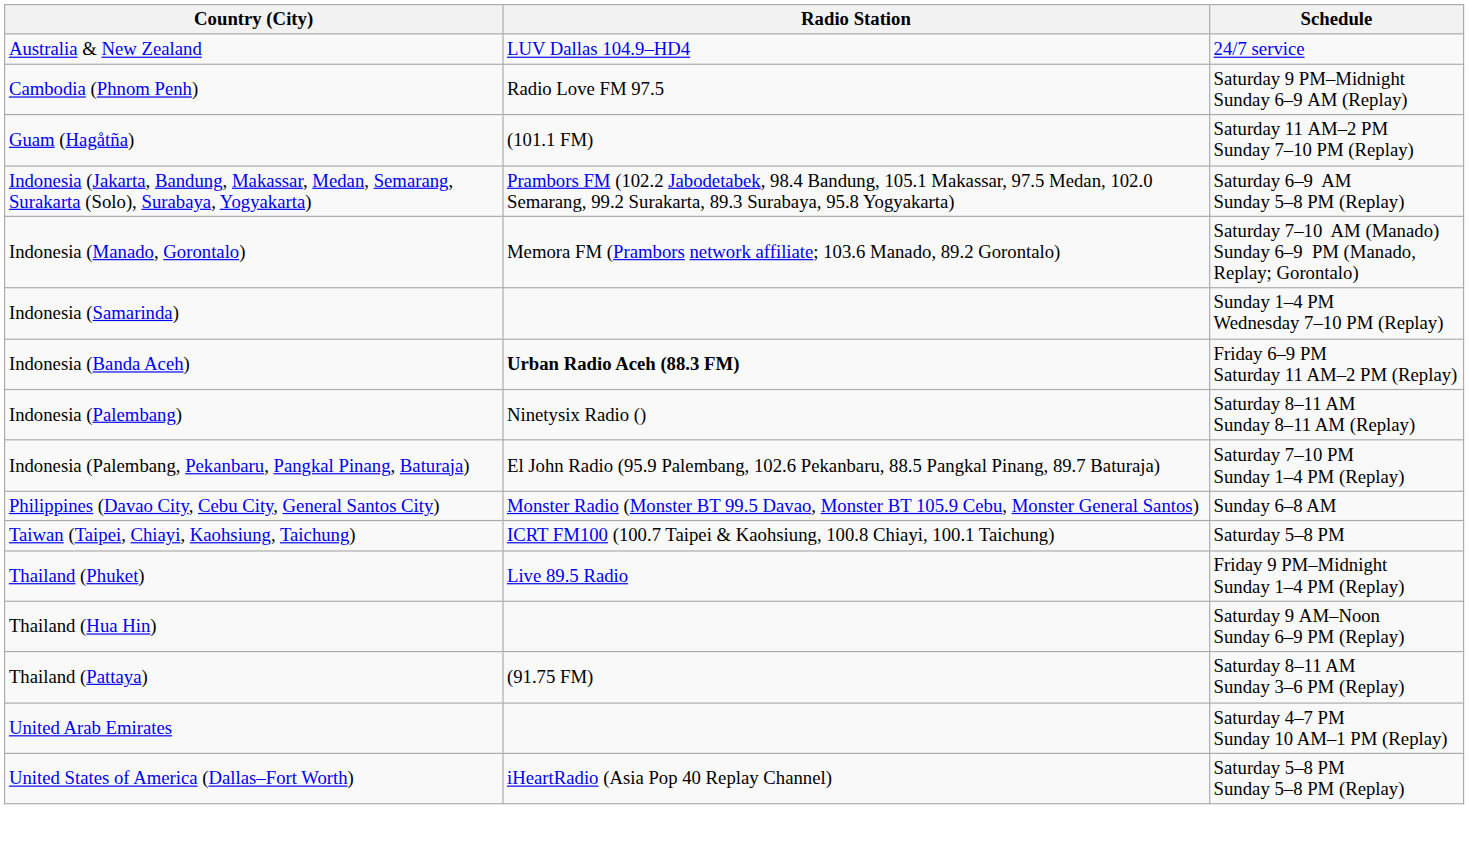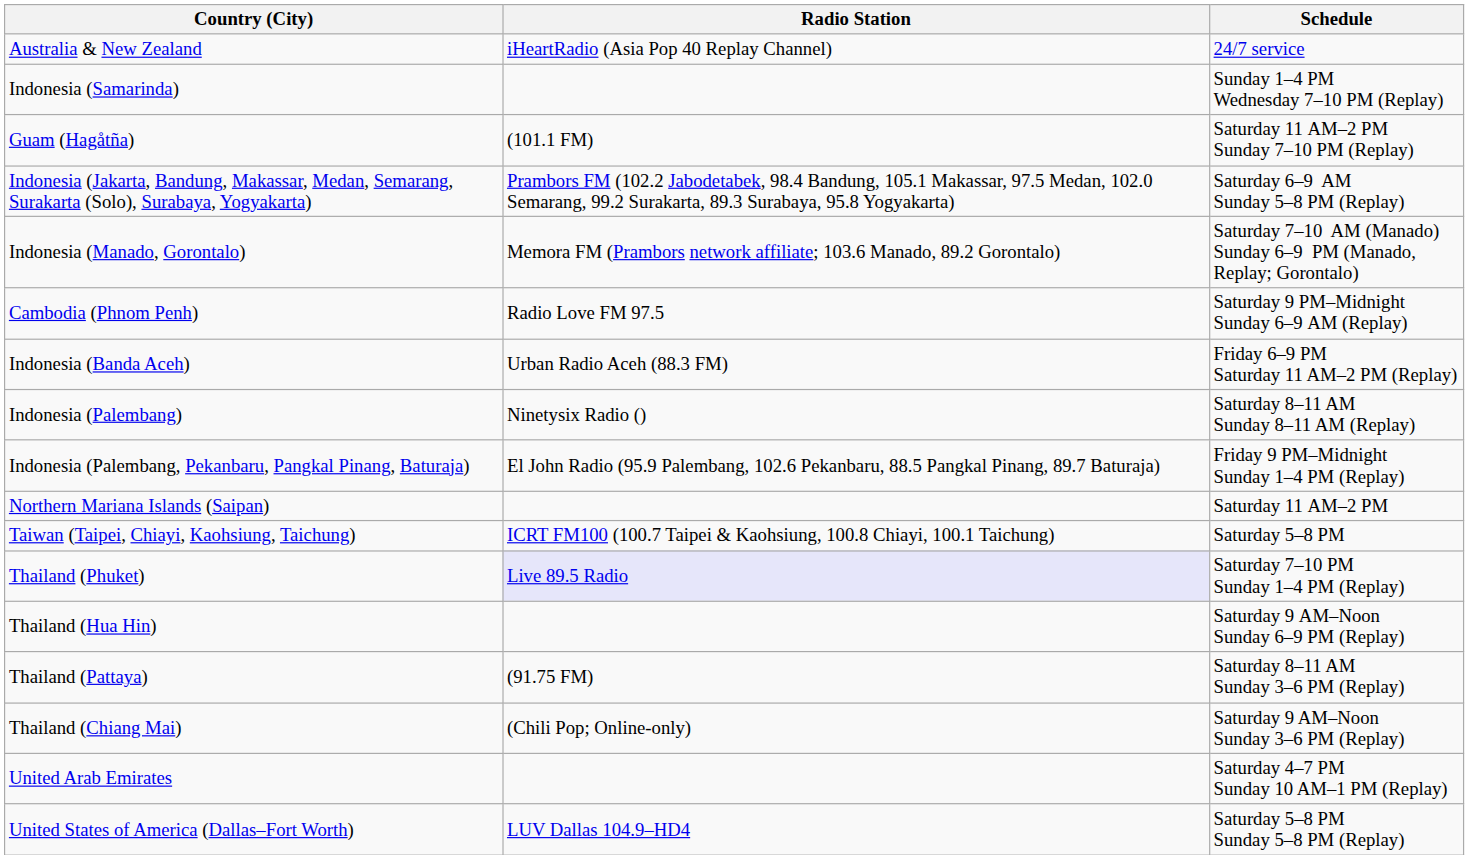(599, 49) LUV Dallas 104.9–HD4 -> (669, 49) iHeartRadio (Asia Pop 40 Replay Channel)
rows swapped: (104, 89) <-> (94, 313)
(623, 364) bold -> (617, 364) normal
(1309, 465) Saturday 7–10 PM Sunday 1–4 PM (Replay) -> (1309, 465) Friday 9 PM–Midnight Sunday 1–4 PM (Replay)
+ row: (139, 505)
- row: (224, 505)
(568, 575) no background -> (568, 575) lavender background
(1309, 575) Friday 9 PM–Midnight Sunday 1–4 PM (Replay) -> (1309, 575) Saturday 7–10 PM Sunday 1–4 PM (Replay)
+ row: (95, 727)
(669, 778) iHeartRadio (Asia Pop 40 Replay Channel) -> (599, 829) LUV Dallas 104.9–HD4
